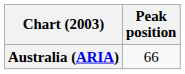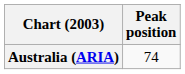(151, 56) 66 -> (151, 56) 74
